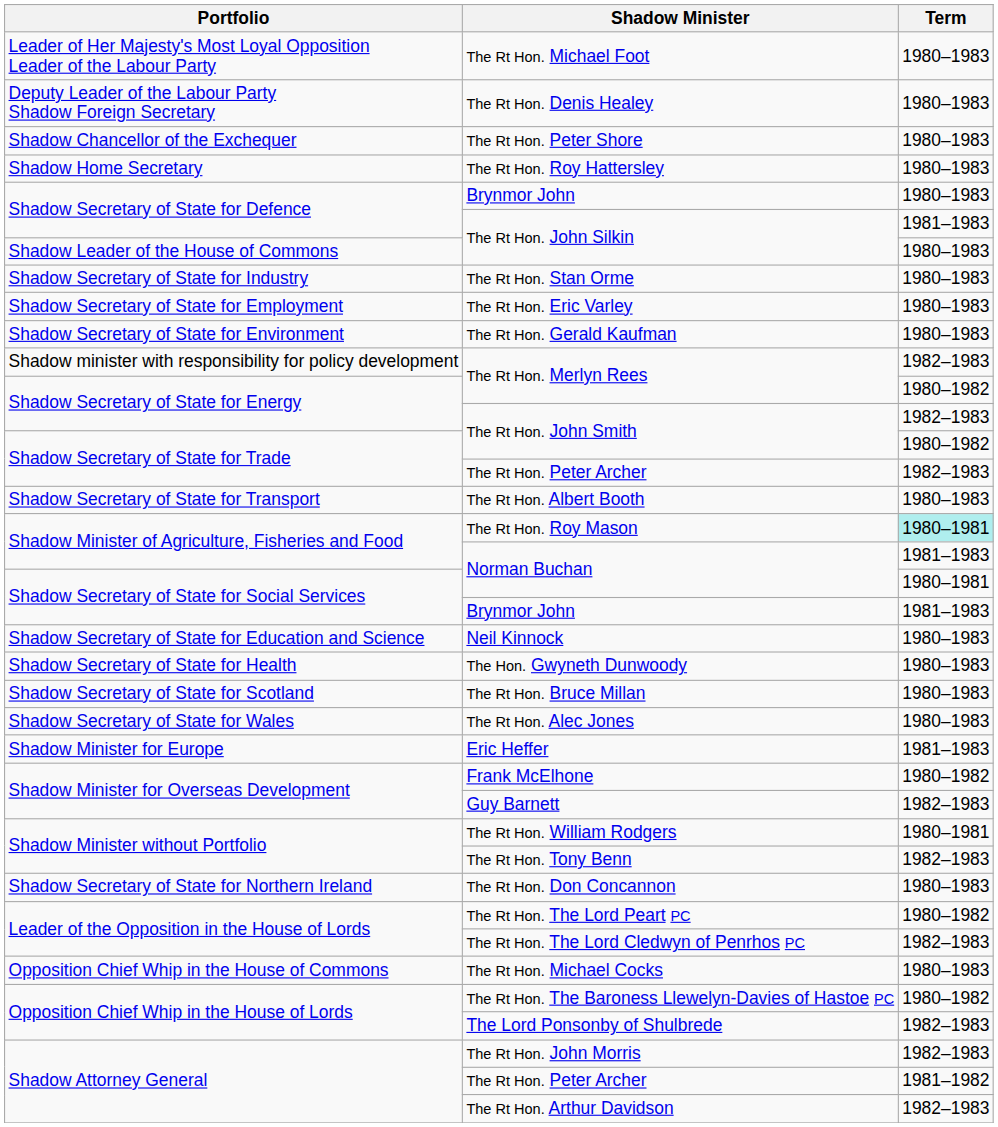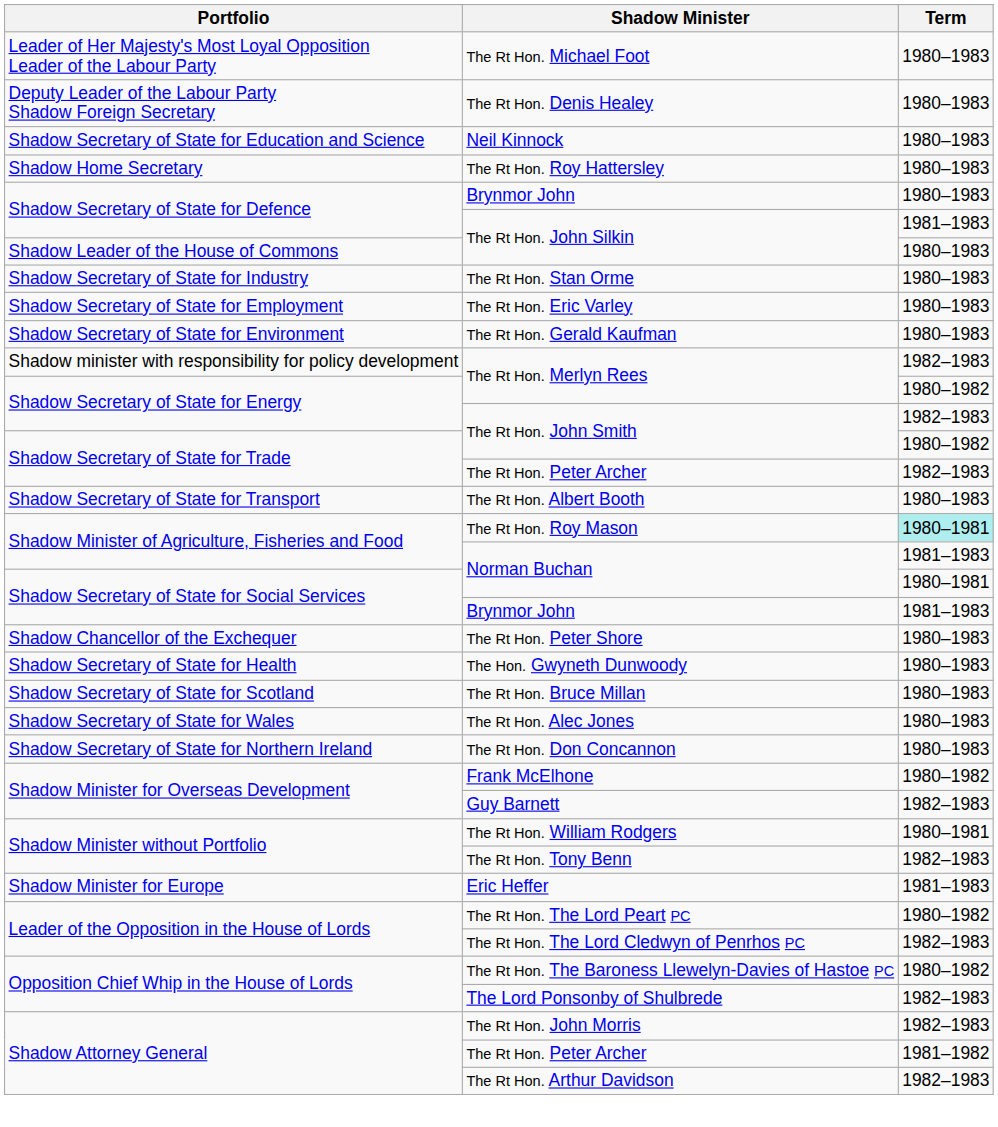rows swapped: (153, 140) <-> (217, 638)
rows swapped: (190, 887) <-> (116, 749)
- row: (199, 970)
